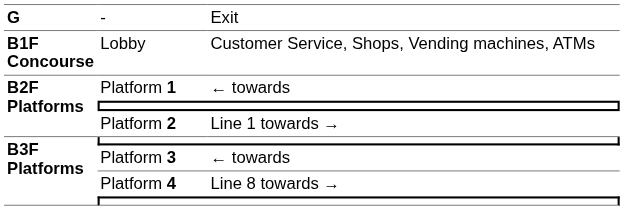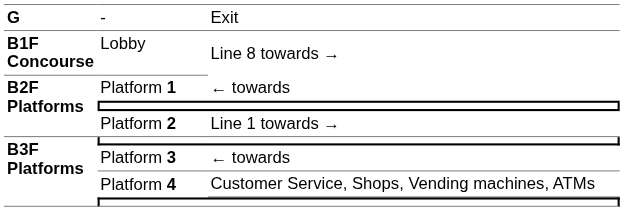(403, 43) Customer Service, Shops, Vending machines, ATMs -> (275, 53) Line 8 towards →
(275, 183) Line 8 towards → -> (403, 183) Customer Service, Shops, Vending machines, ATMs
